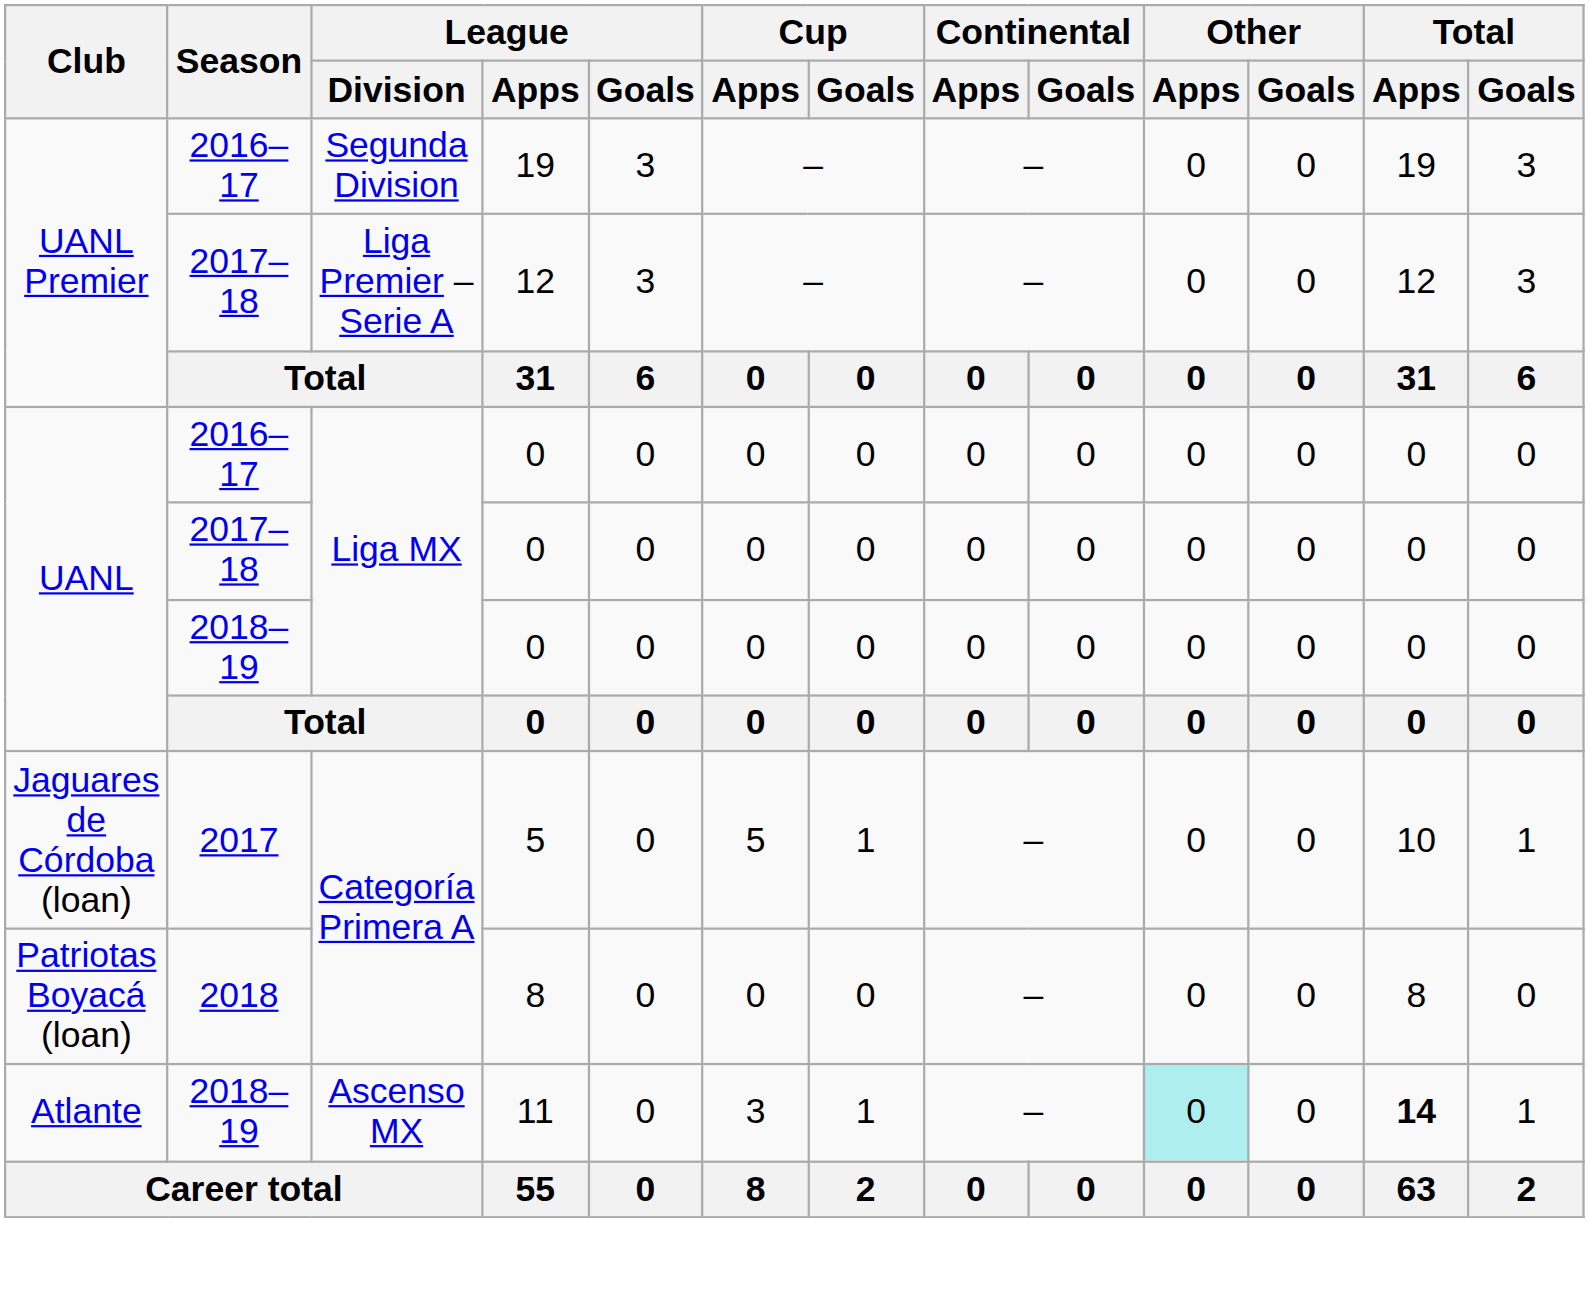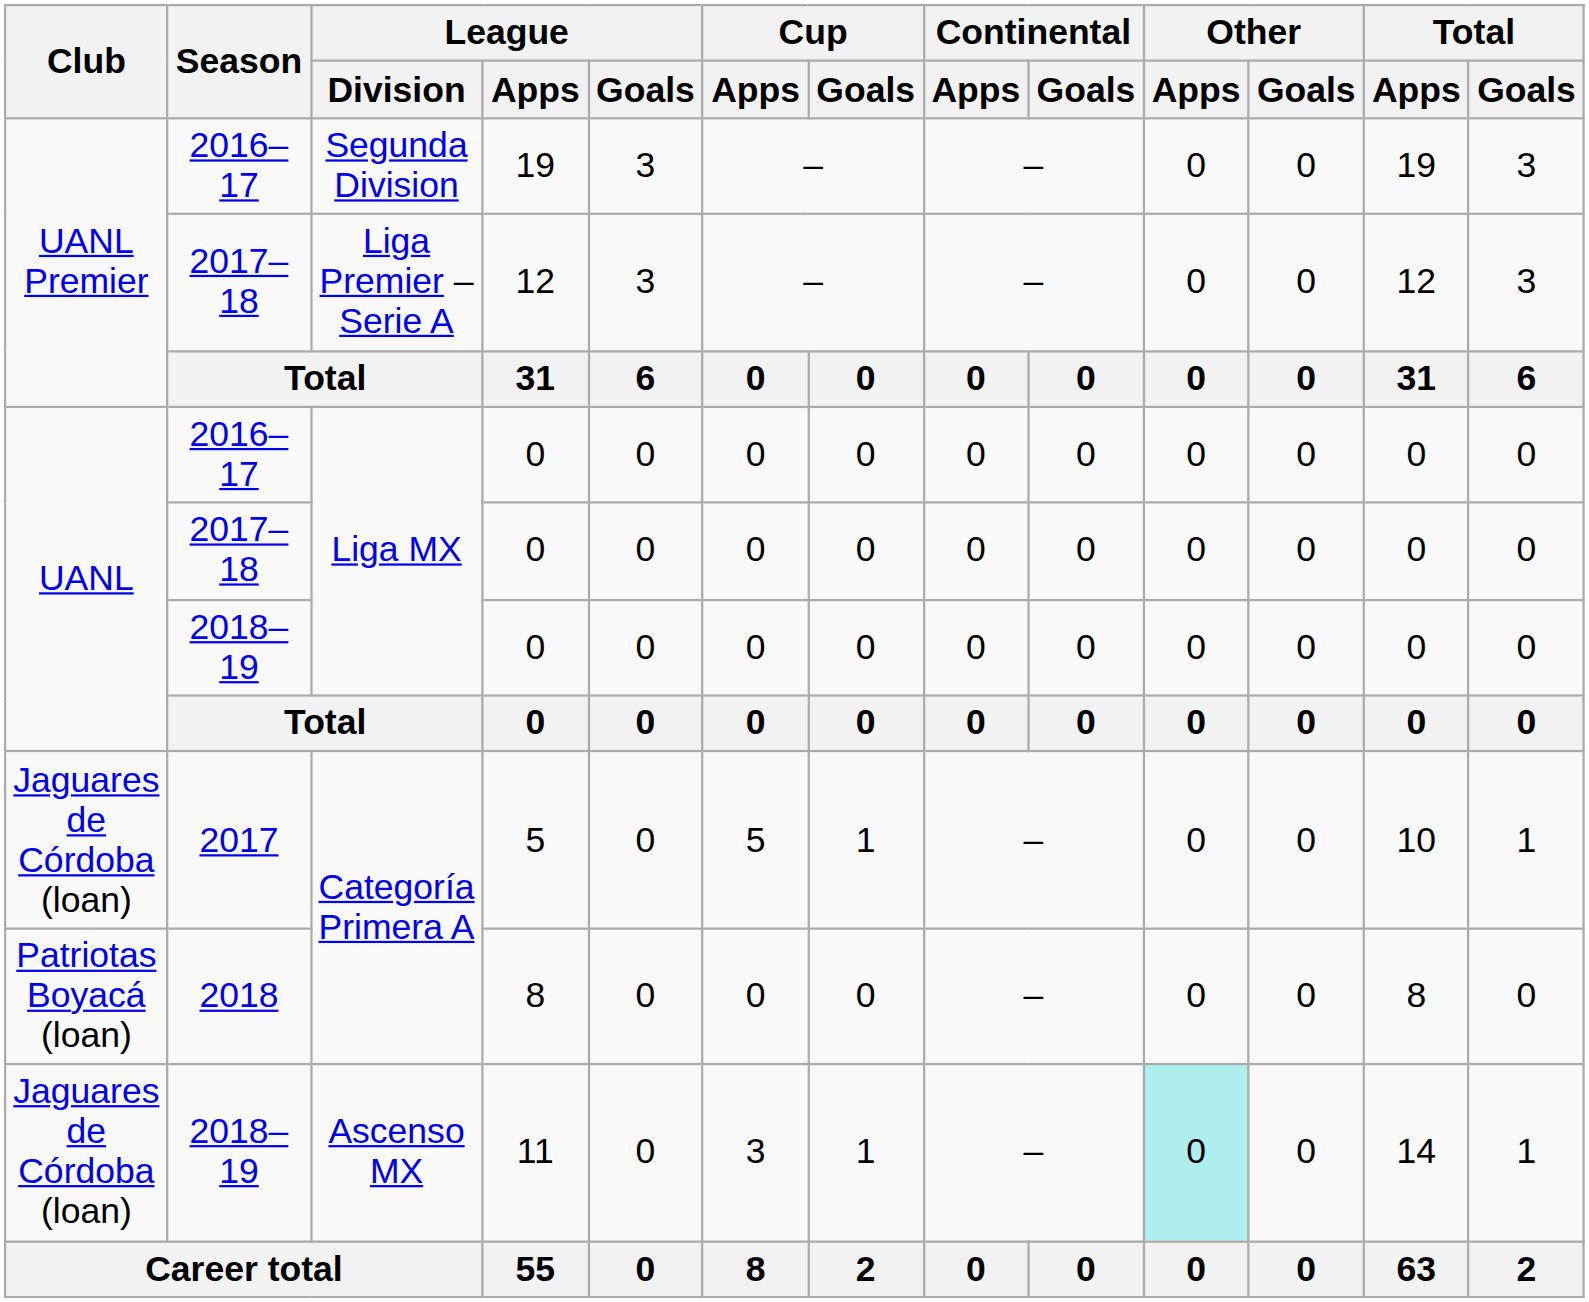(86, 1111) Atlante -> (86, 1151) Jaguares de Córdoba (loan)
(1416, 1111) bold -> (1416, 1151) normal
